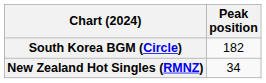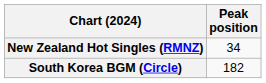rows swapped: (105, 68) <-> (105, 48)
